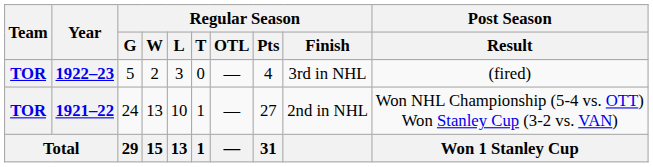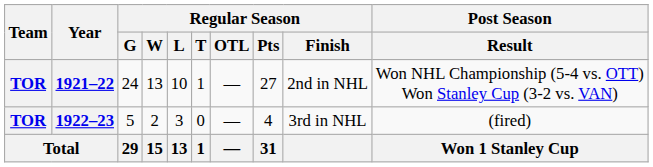rows swapped: (85, 111) <-> (85, 73)
